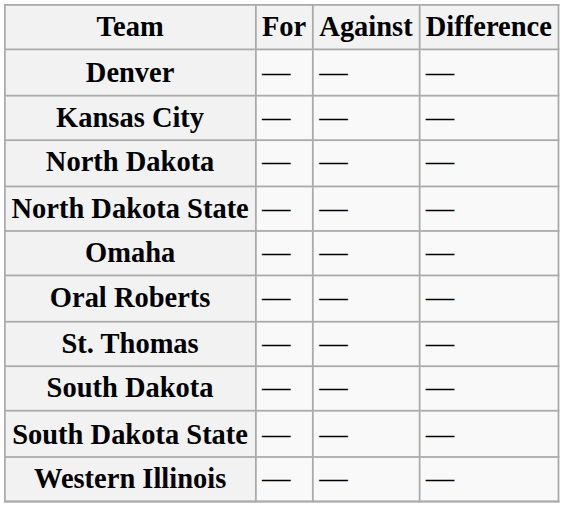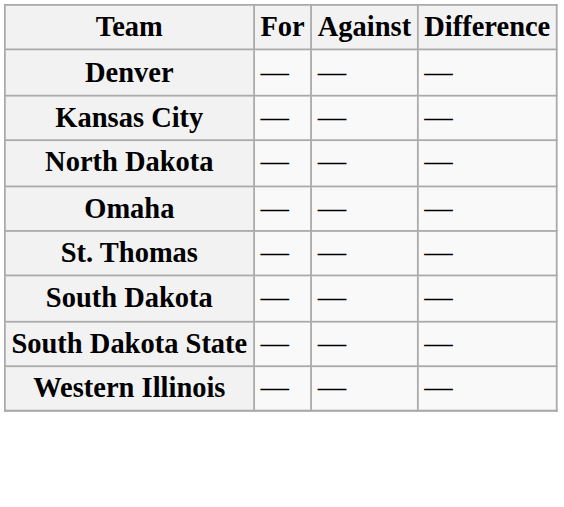- row: (130, 207)
- row: (130, 298)
